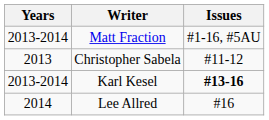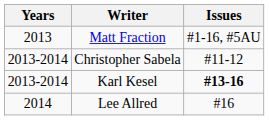(38, 37) 2013-2014 -> (38, 37) 2013
(38, 59) 2013 -> (38, 59) 2013-2014
